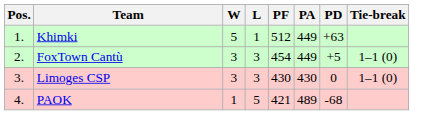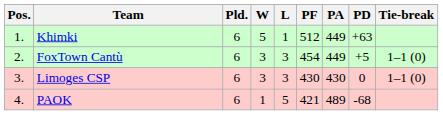+ column: (237, 15)
